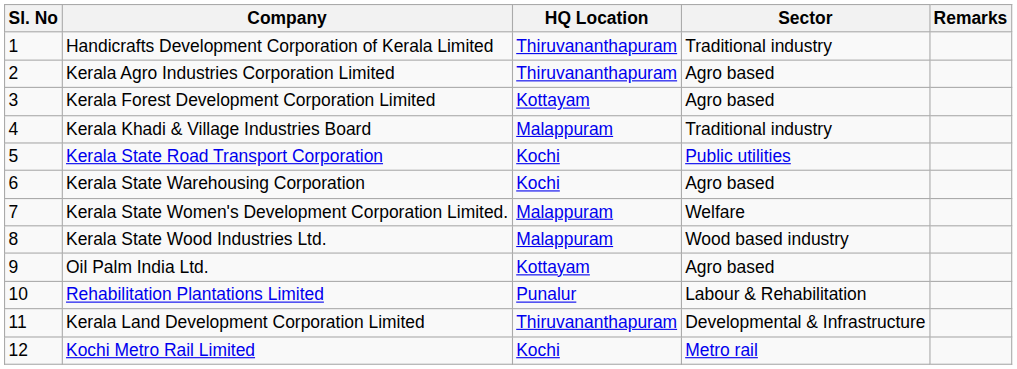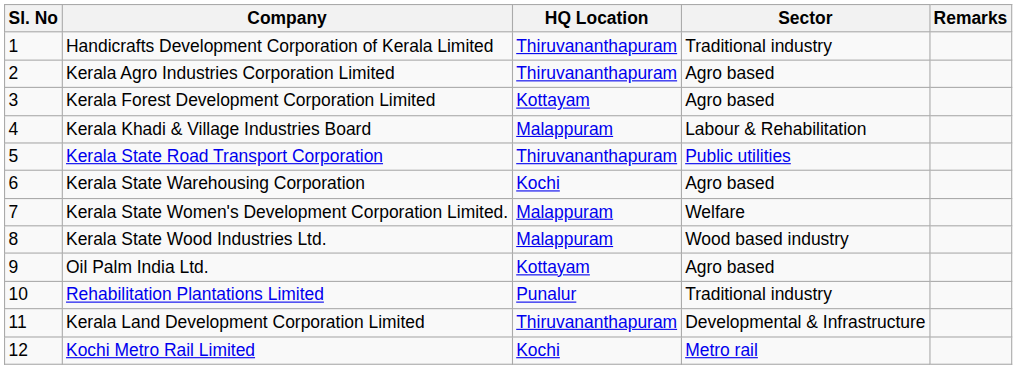(759, 128) Traditional industry -> (776, 128) Labour & Rehabilitation
(538, 156) Kochi -> (597, 156) Thiruvananthapuram
(776, 294) Labour & Rehabilitation -> (759, 294) Traditional industry
